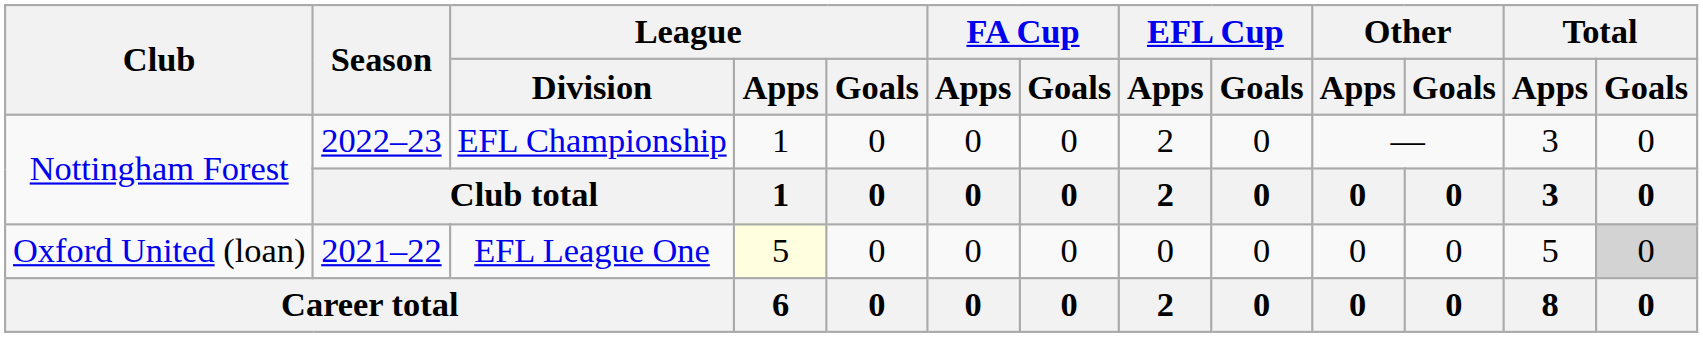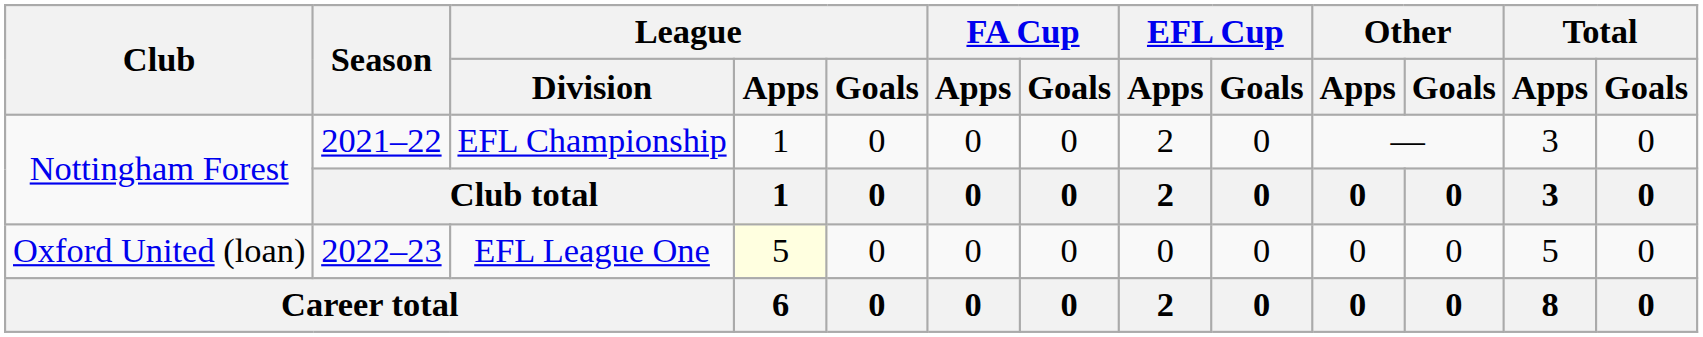(381, 140) 2022–23 -> (381, 140) 2021–22
(381, 250) 2021–22 -> (381, 250) 2022–23
(1646, 250) lightgrey background -> (1646, 250) no background
